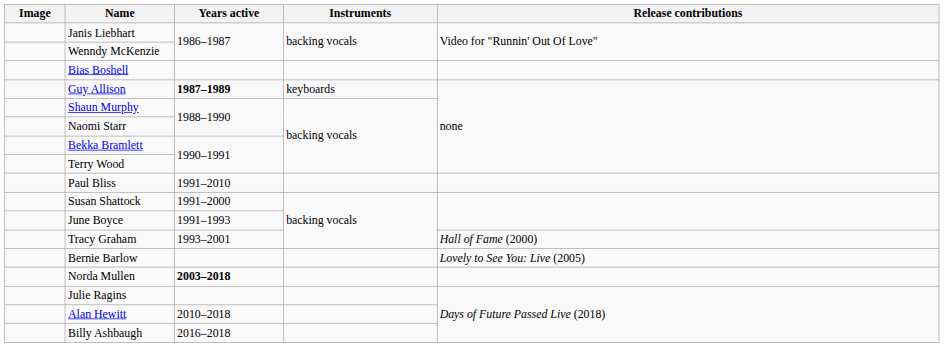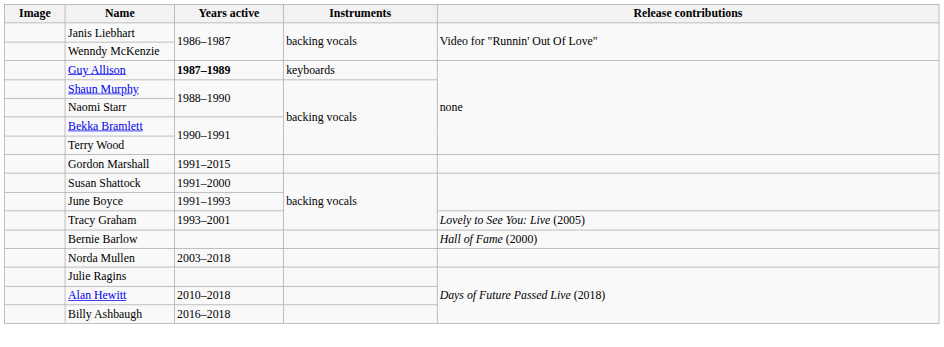- row: (98, 70)
+ row: (109, 164)
- row: (92, 182)
(488, 239) Hall of Fame (2000) -> (512, 220) Lovely to See You: Live (2005)
(512, 257) Lovely to See You: Live (2005) -> (488, 239) Hall of Fame (2000)
(204, 276) bold -> (204, 257) normal
